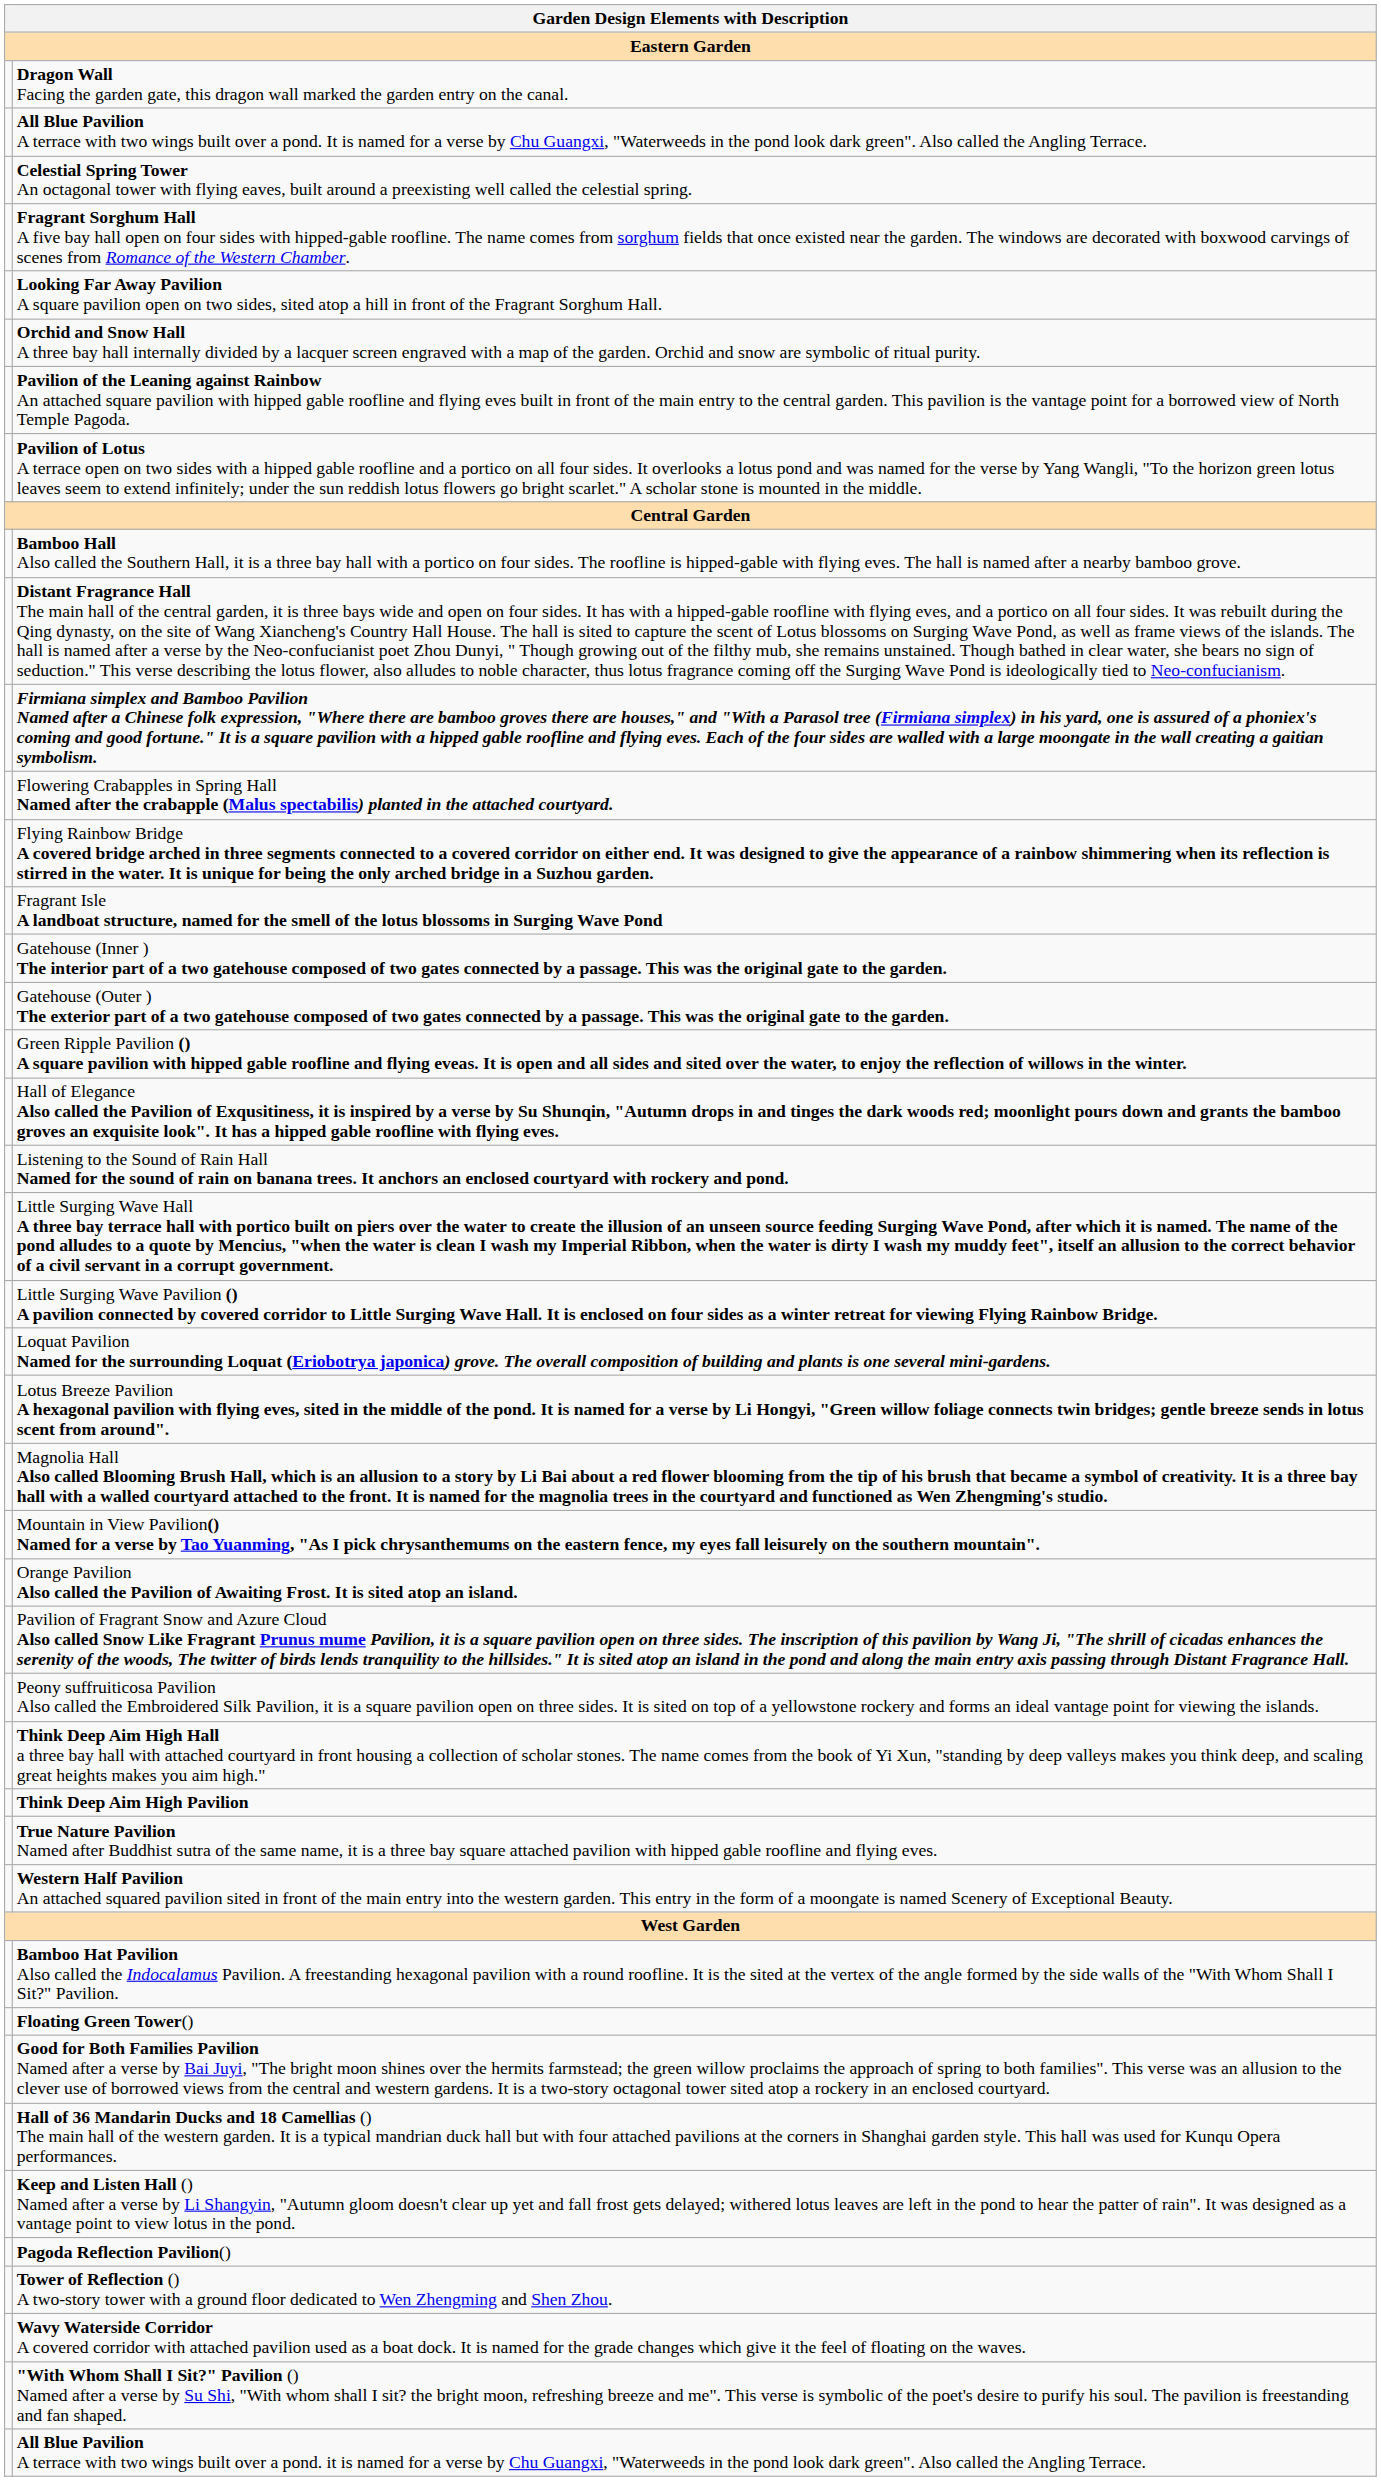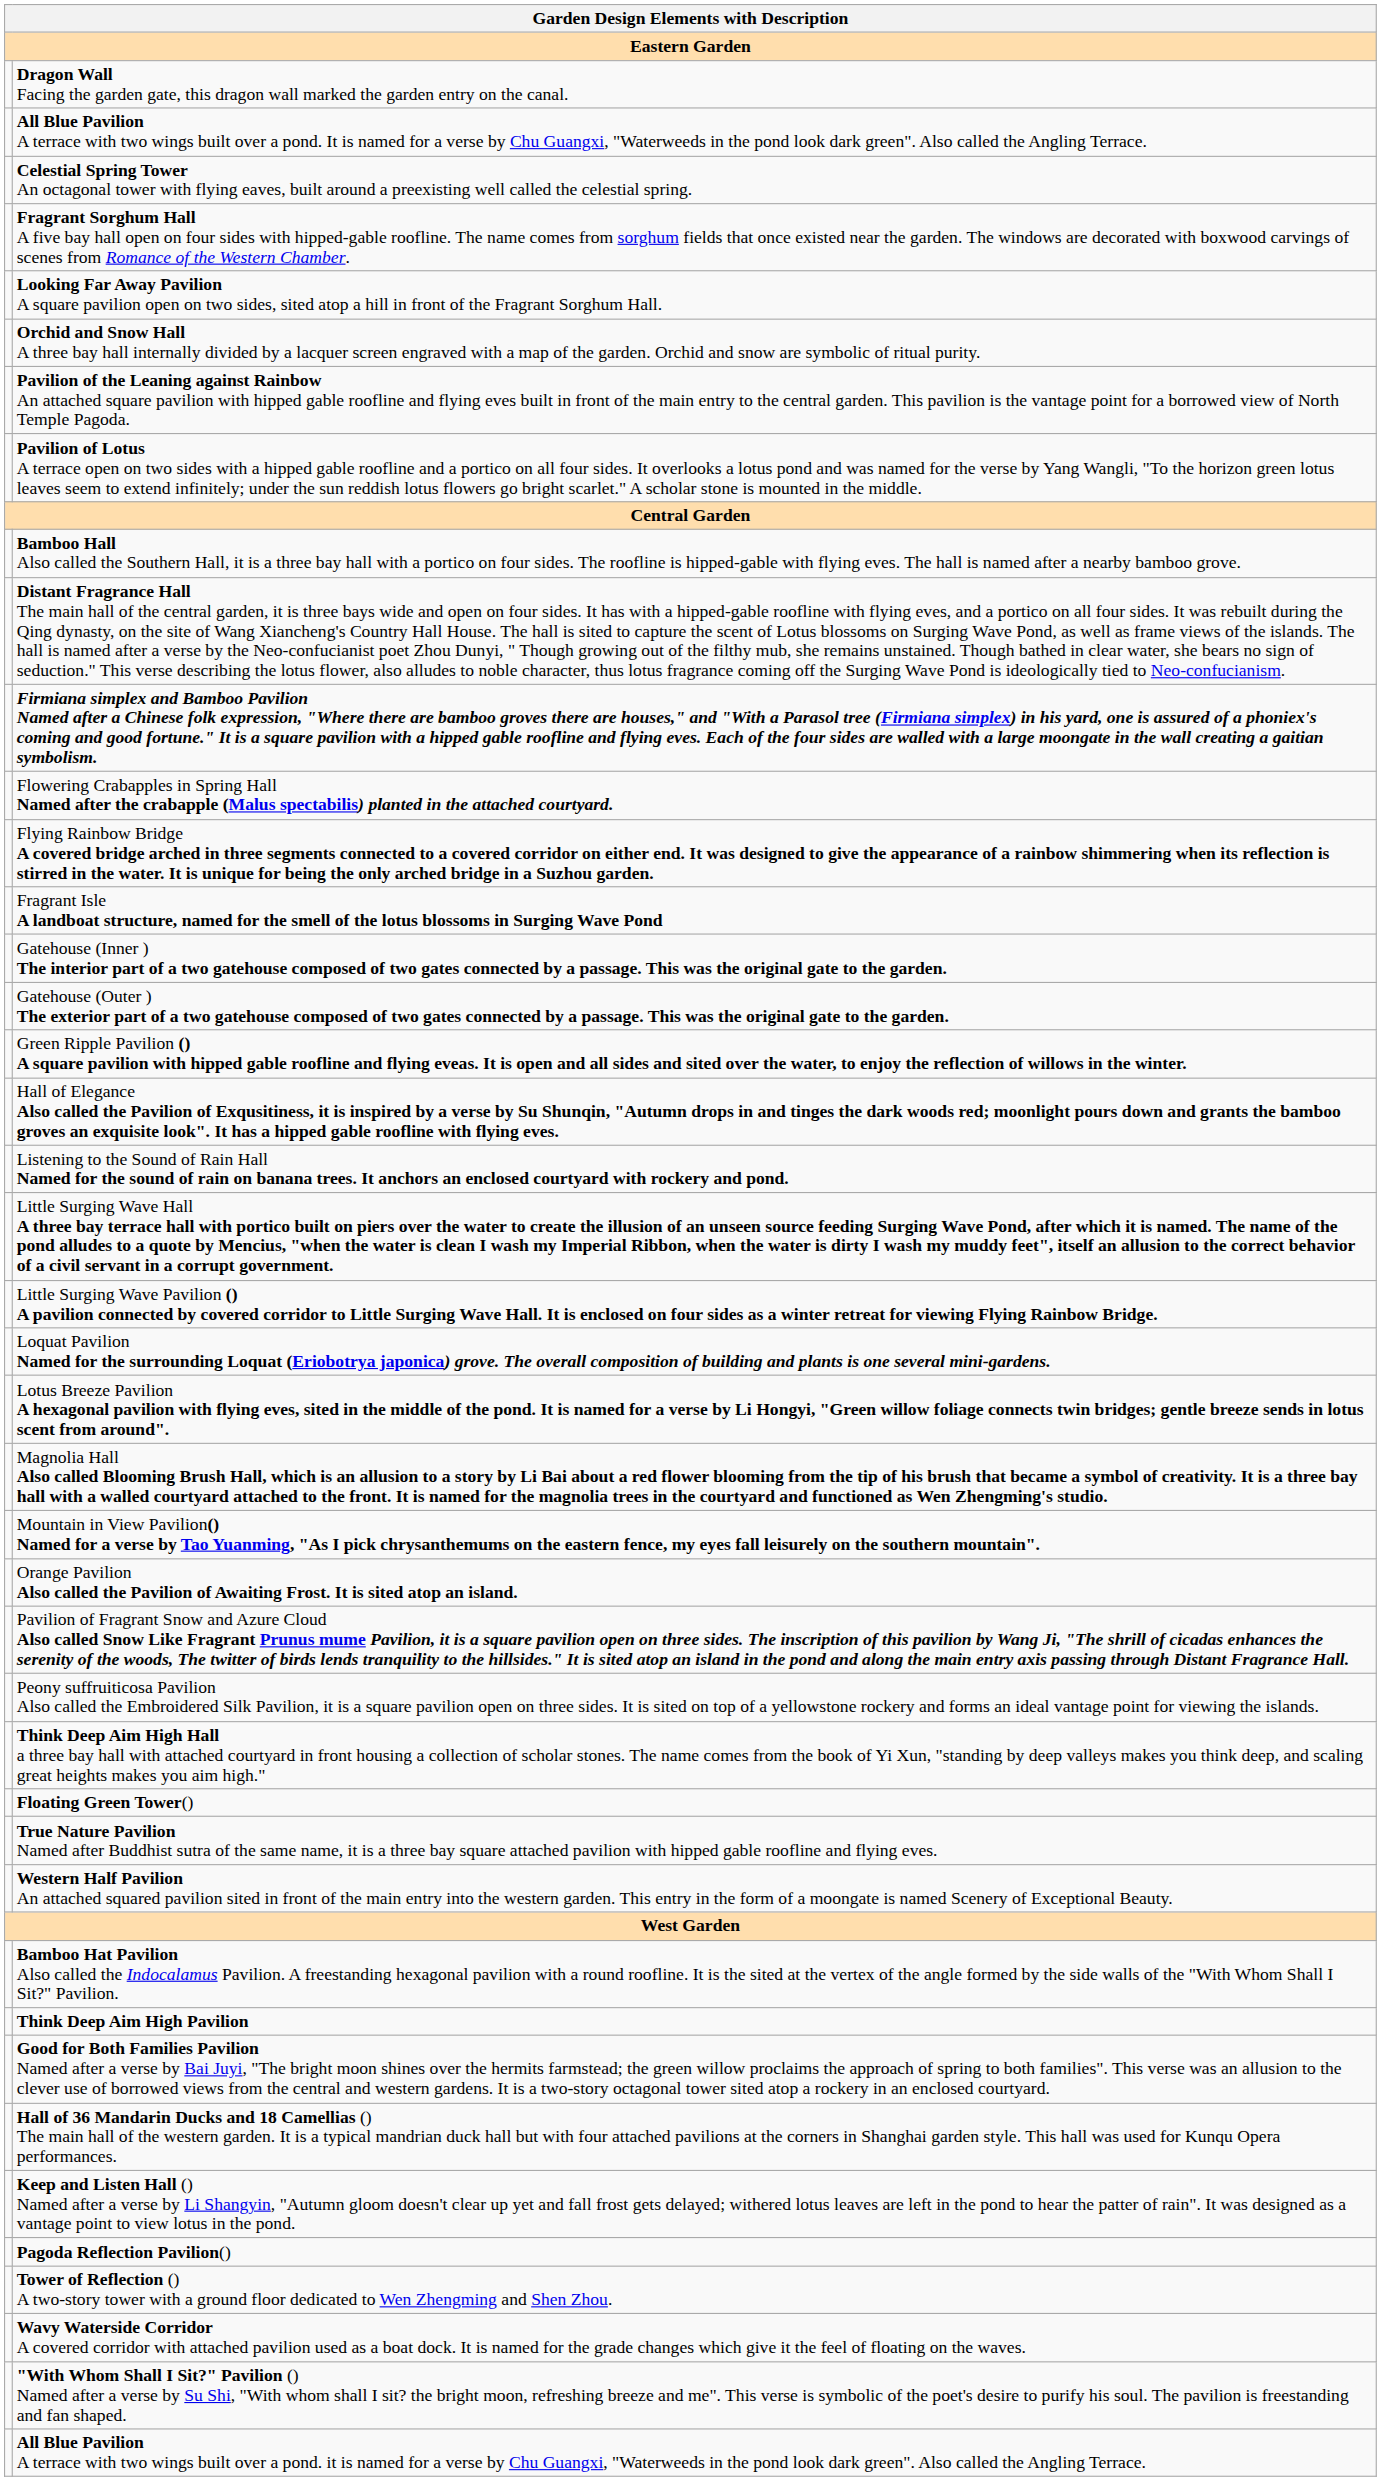rows swapped: (133, 1802) <-> (105, 2021)
